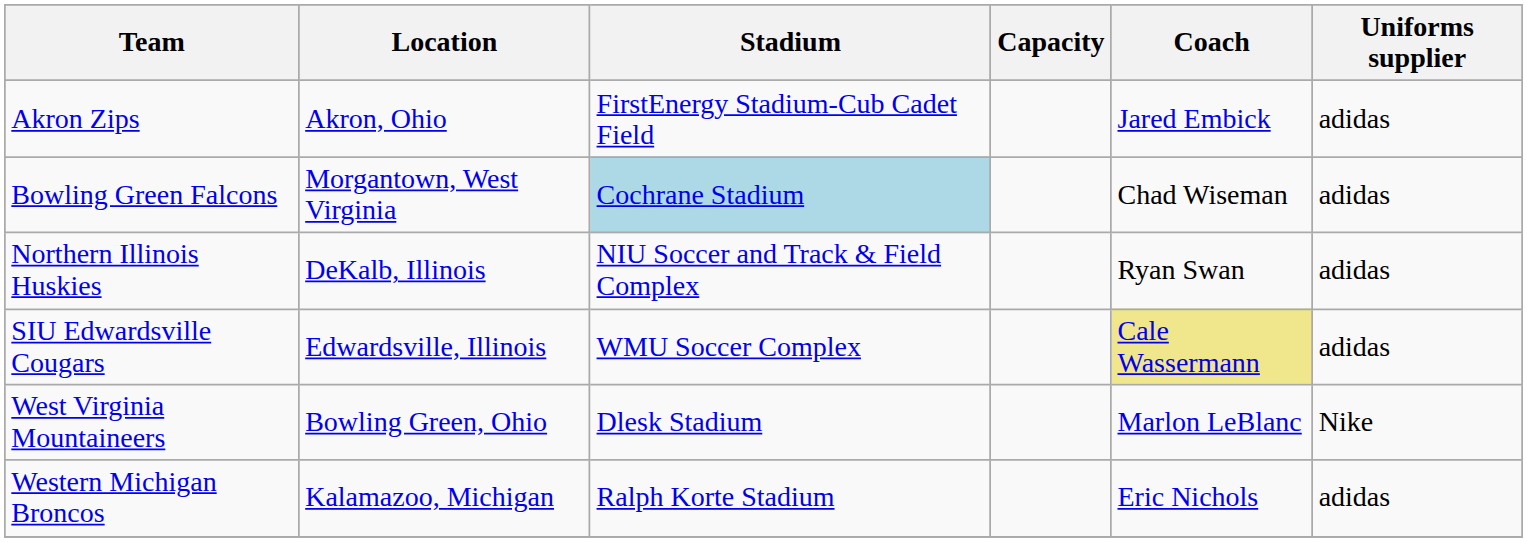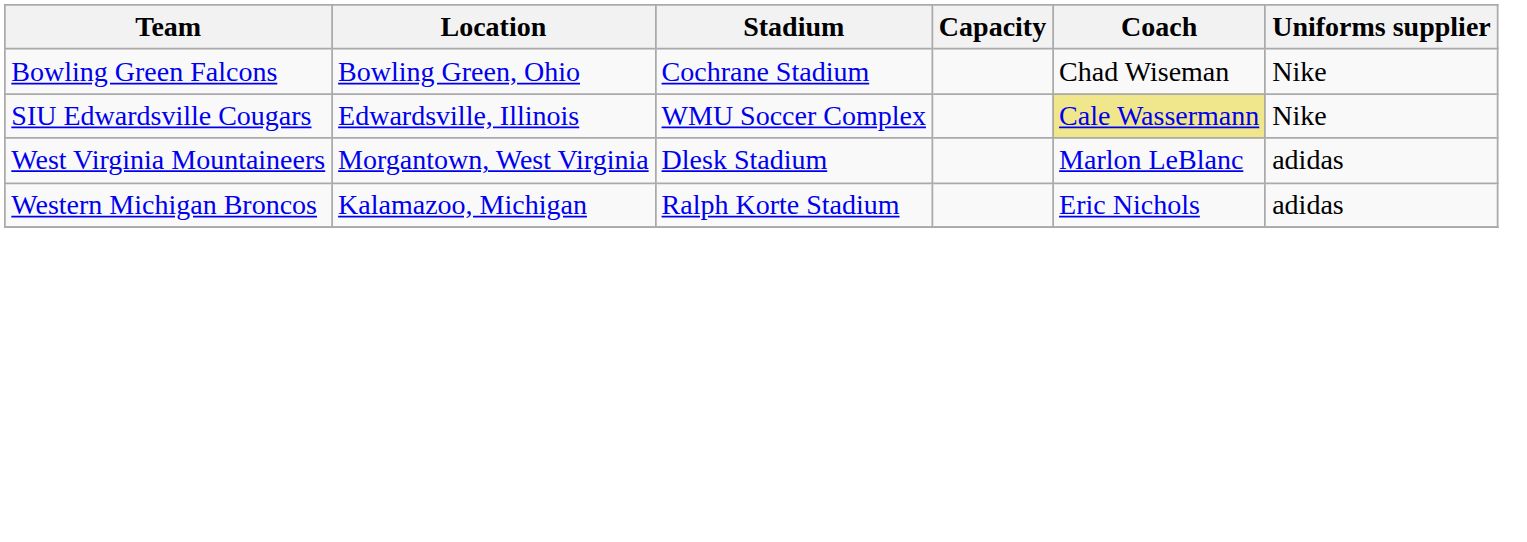- row: (75, 118)
(412, 194) Morgantown, West Virginia -> (459, 71) Bowling Green, Ohio
(700, 194) lightblue background -> (765, 71) no background
(1354, 194) adidas -> (1299, 71) Nike
- row: (105, 270)
(1354, 346) adidas -> (1299, 115) Nike
(426, 421) Bowling Green, Ohio -> (493, 159) Morgantown, West Virginia
(1346, 421) Nike -> (1308, 159) adidas
